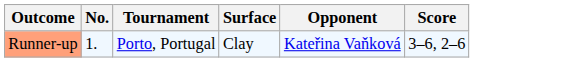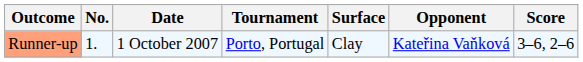+ column: (167, 17)
